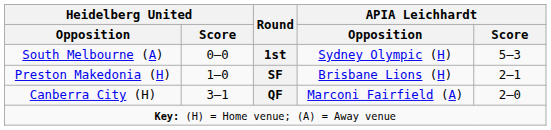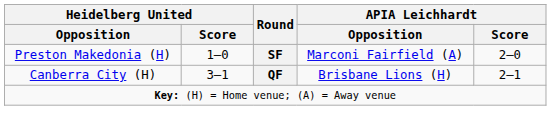- row: (93, 55)
(385, 75) Brisbane Lions (H) -> (385, 55) Marconi Fairfield (A)
(510, 75) 2–1 -> (510, 55) 2–0
(385, 95) Marconi Fairfield (A) -> (385, 75) Brisbane Lions (H)
(510, 95) 2–0 -> (510, 75) 2–1
